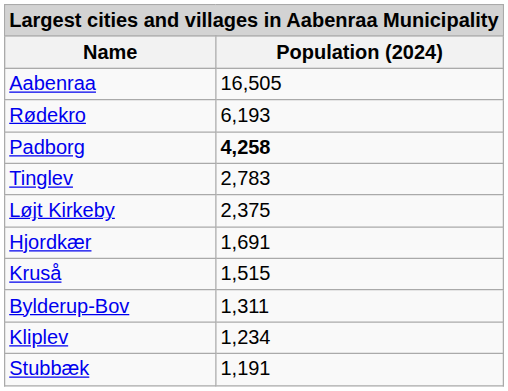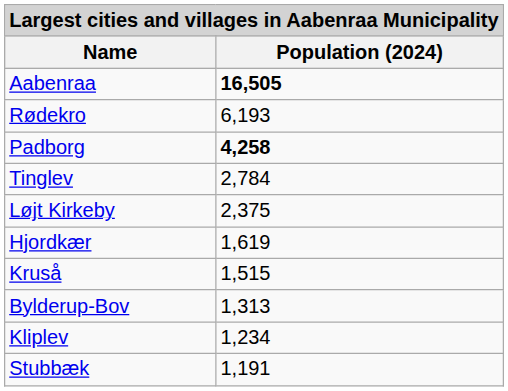(251, 83) normal -> (251, 83) bold
(245, 178) 2,783 -> (245, 178) 2,784
(245, 242) 1,691 -> (245, 242) 1,619
(245, 305) 1,311 -> (245, 305) 1,313
